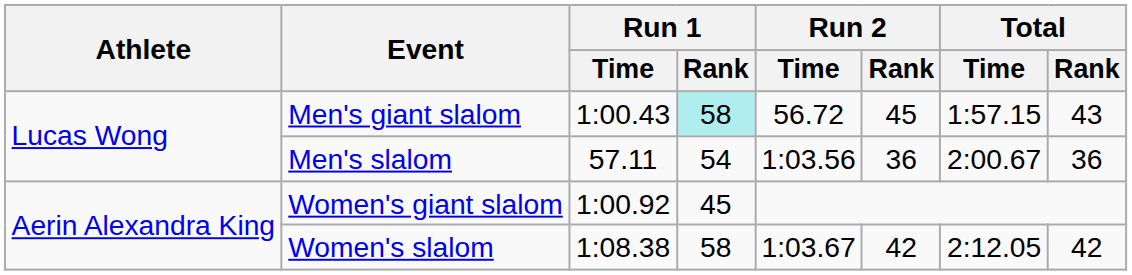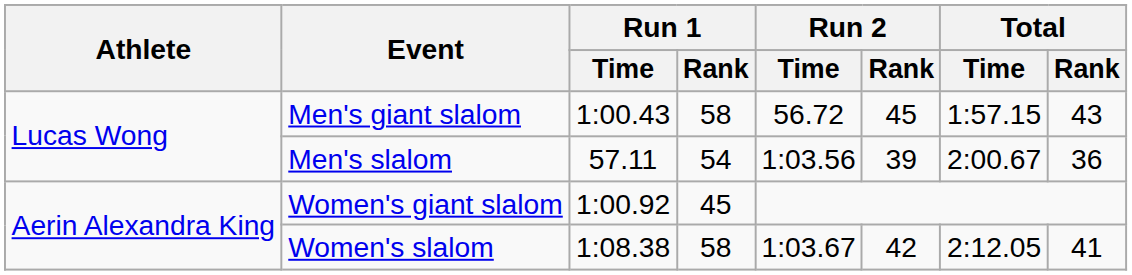(716, 114) paleturquoise background -> (716, 114) no background
(901, 159) 36 -> (901, 159) 39
(1087, 248) 42 -> (1087, 248) 41
